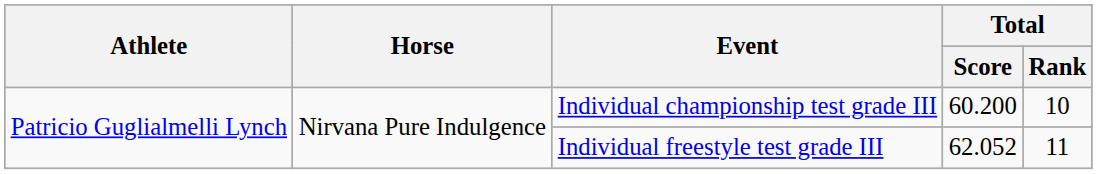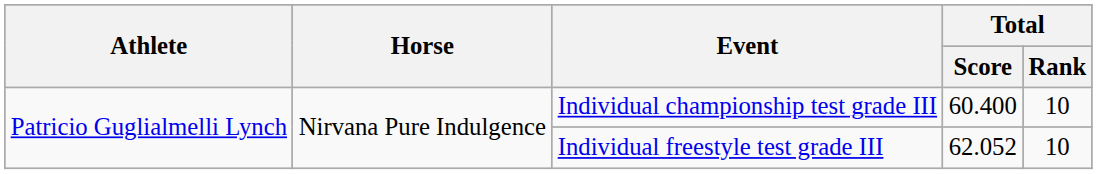(983, 107) 60.200 -> (983, 107) 60.400
(1057, 147) 11 -> (1057, 147) 10
